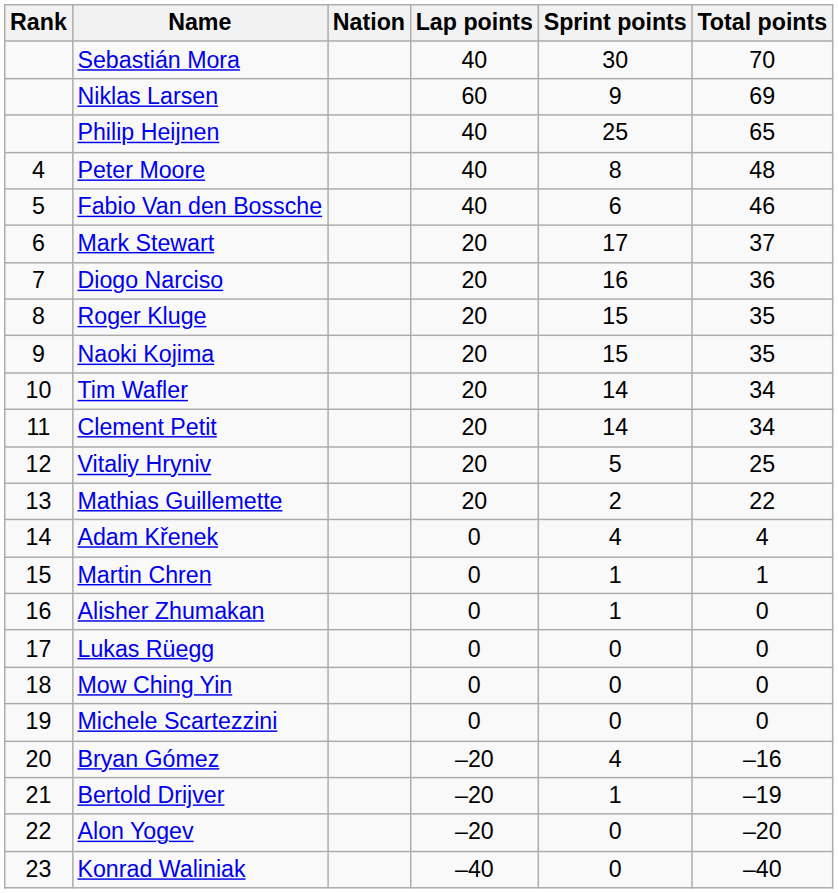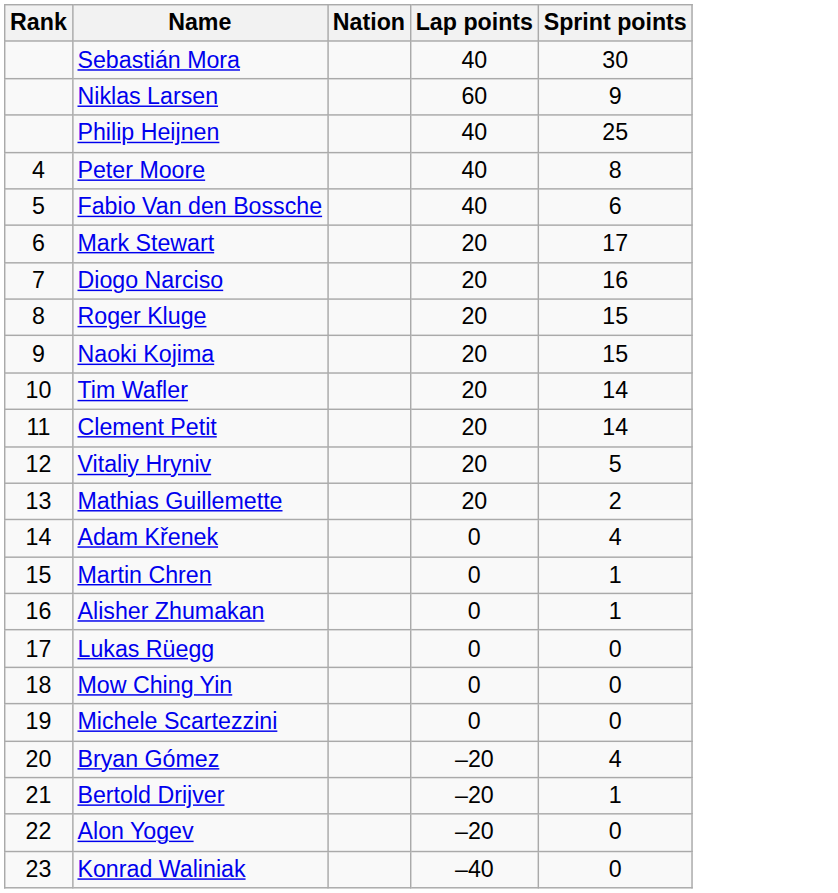- column: (762, 22)
